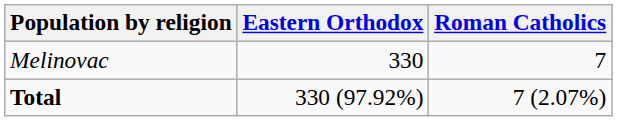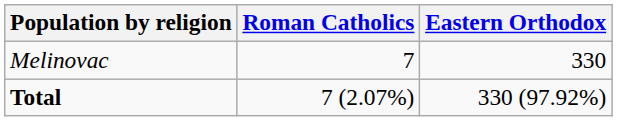columns swapped: (333, 23) <-> (520, 23)
